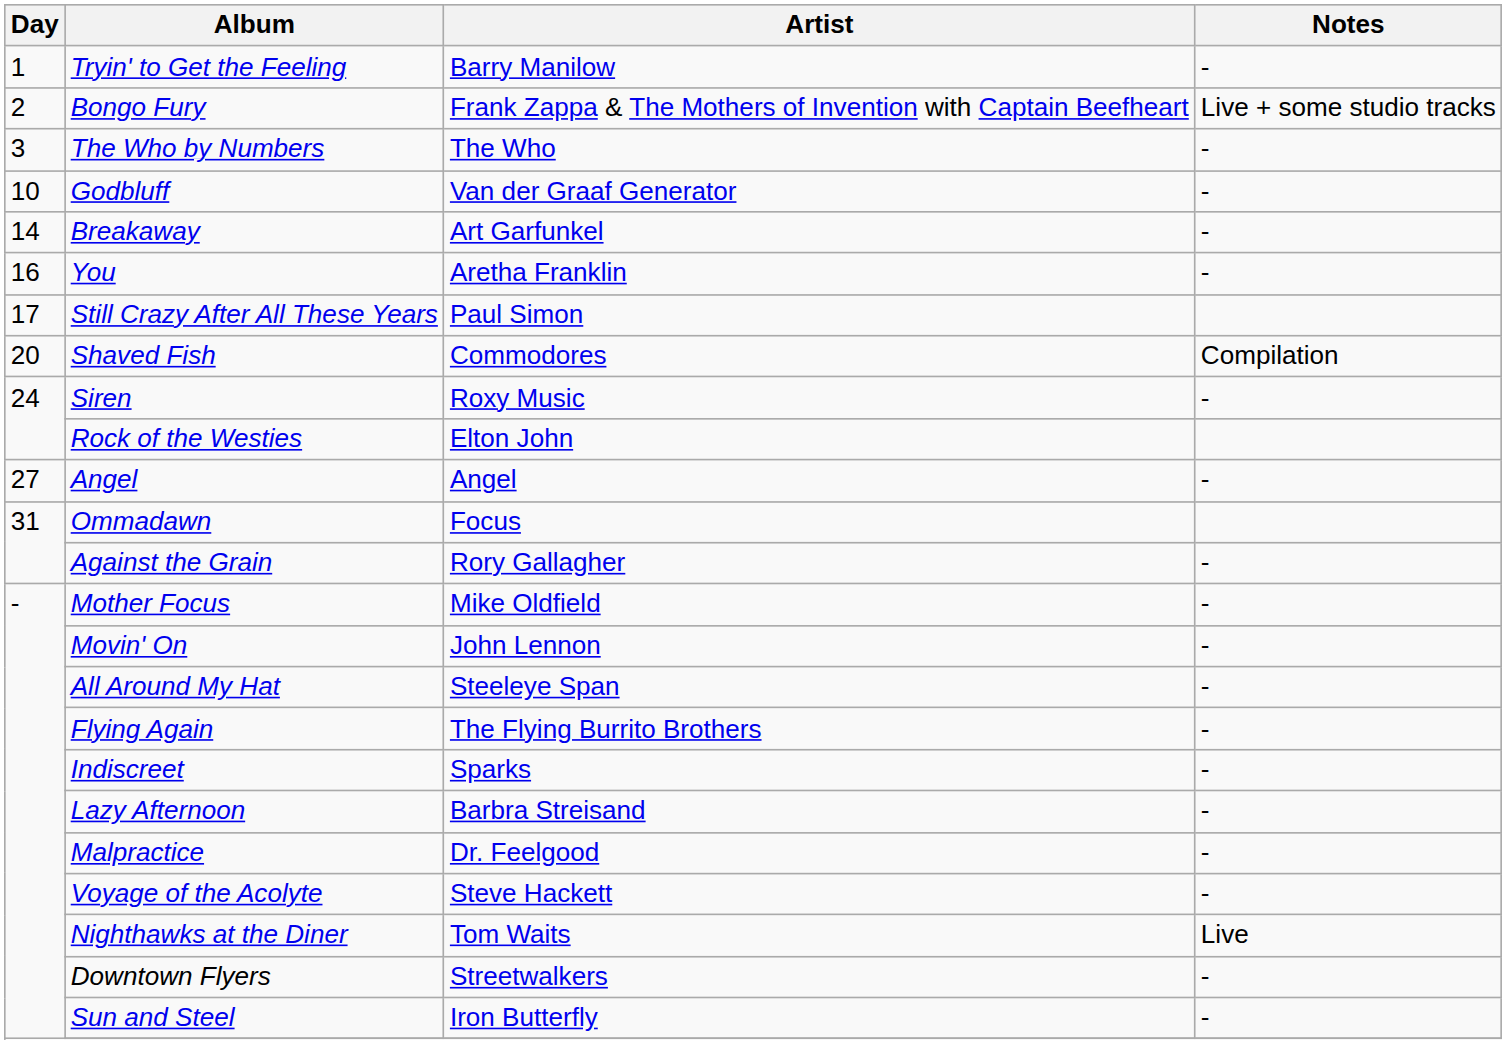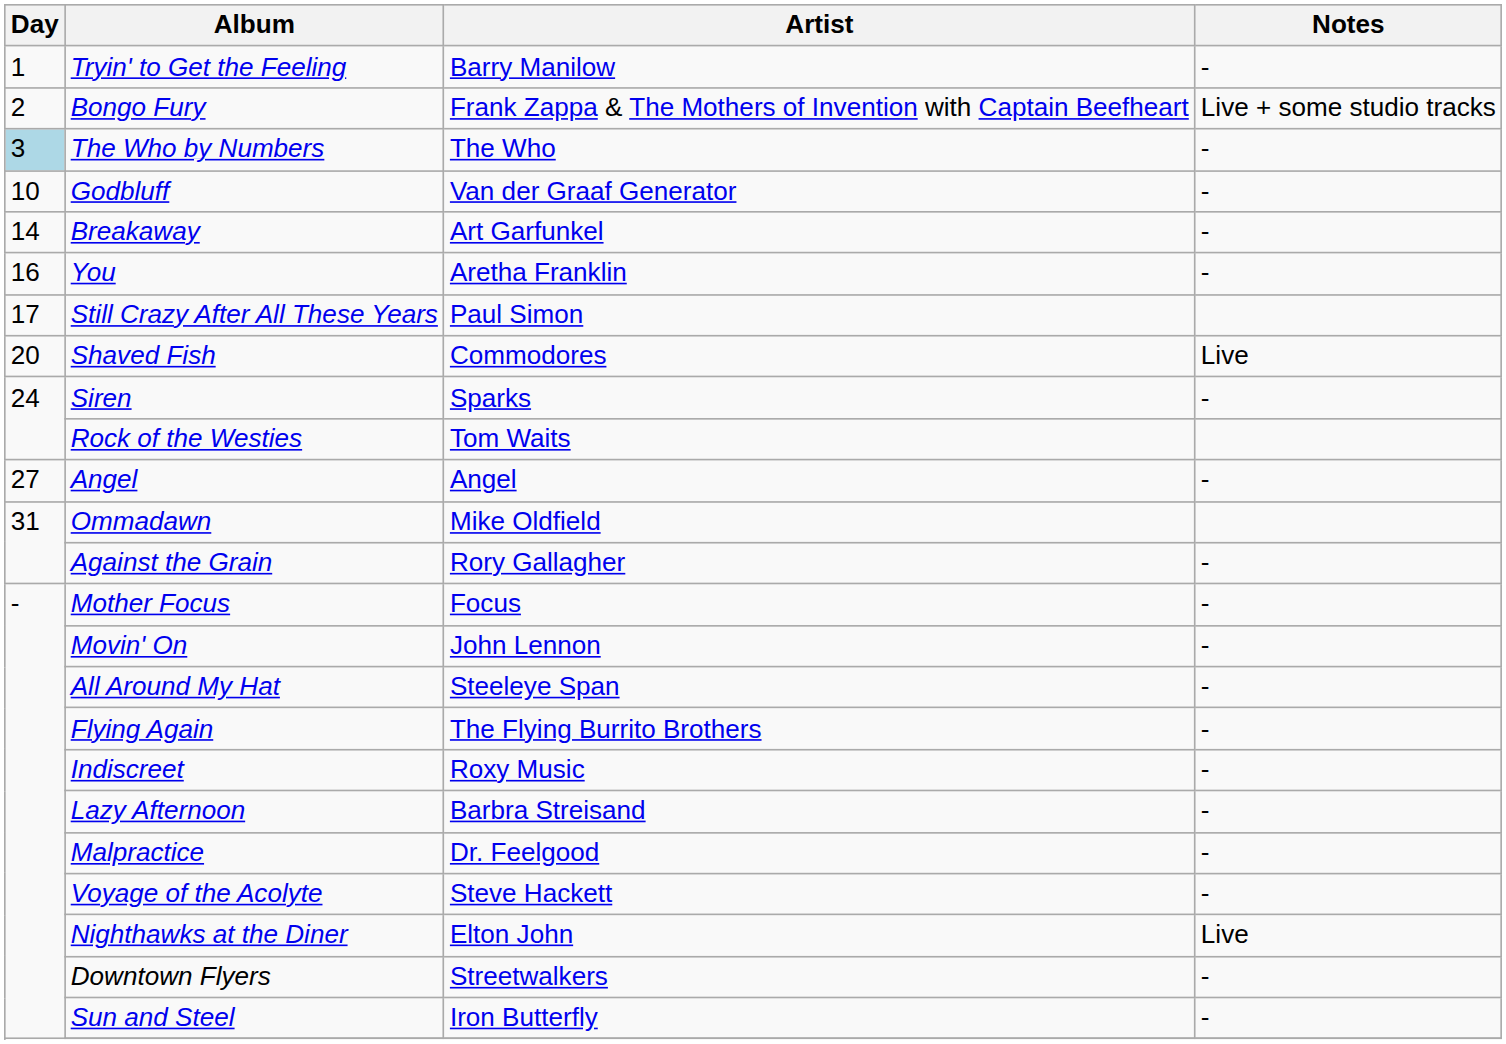(18, 149) no background -> (18, 149) lightblue background
(1270, 356) Compilation -> (1225, 356) Live
(517, 397) Roxy Music -> (490, 397) Sparks
(512, 438) Elton John -> (510, 438) Tom Waits
(485, 521) Focus -> (525, 521) Mike Oldfield
(525, 604) Mike Oldfield -> (485, 604) Focus
(490, 769) Sparks -> (517, 769) Roxy Music
(510, 935) Tom Waits -> (512, 935) Elton John
